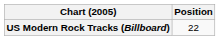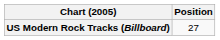(194, 27) 22 -> (194, 27) 27
